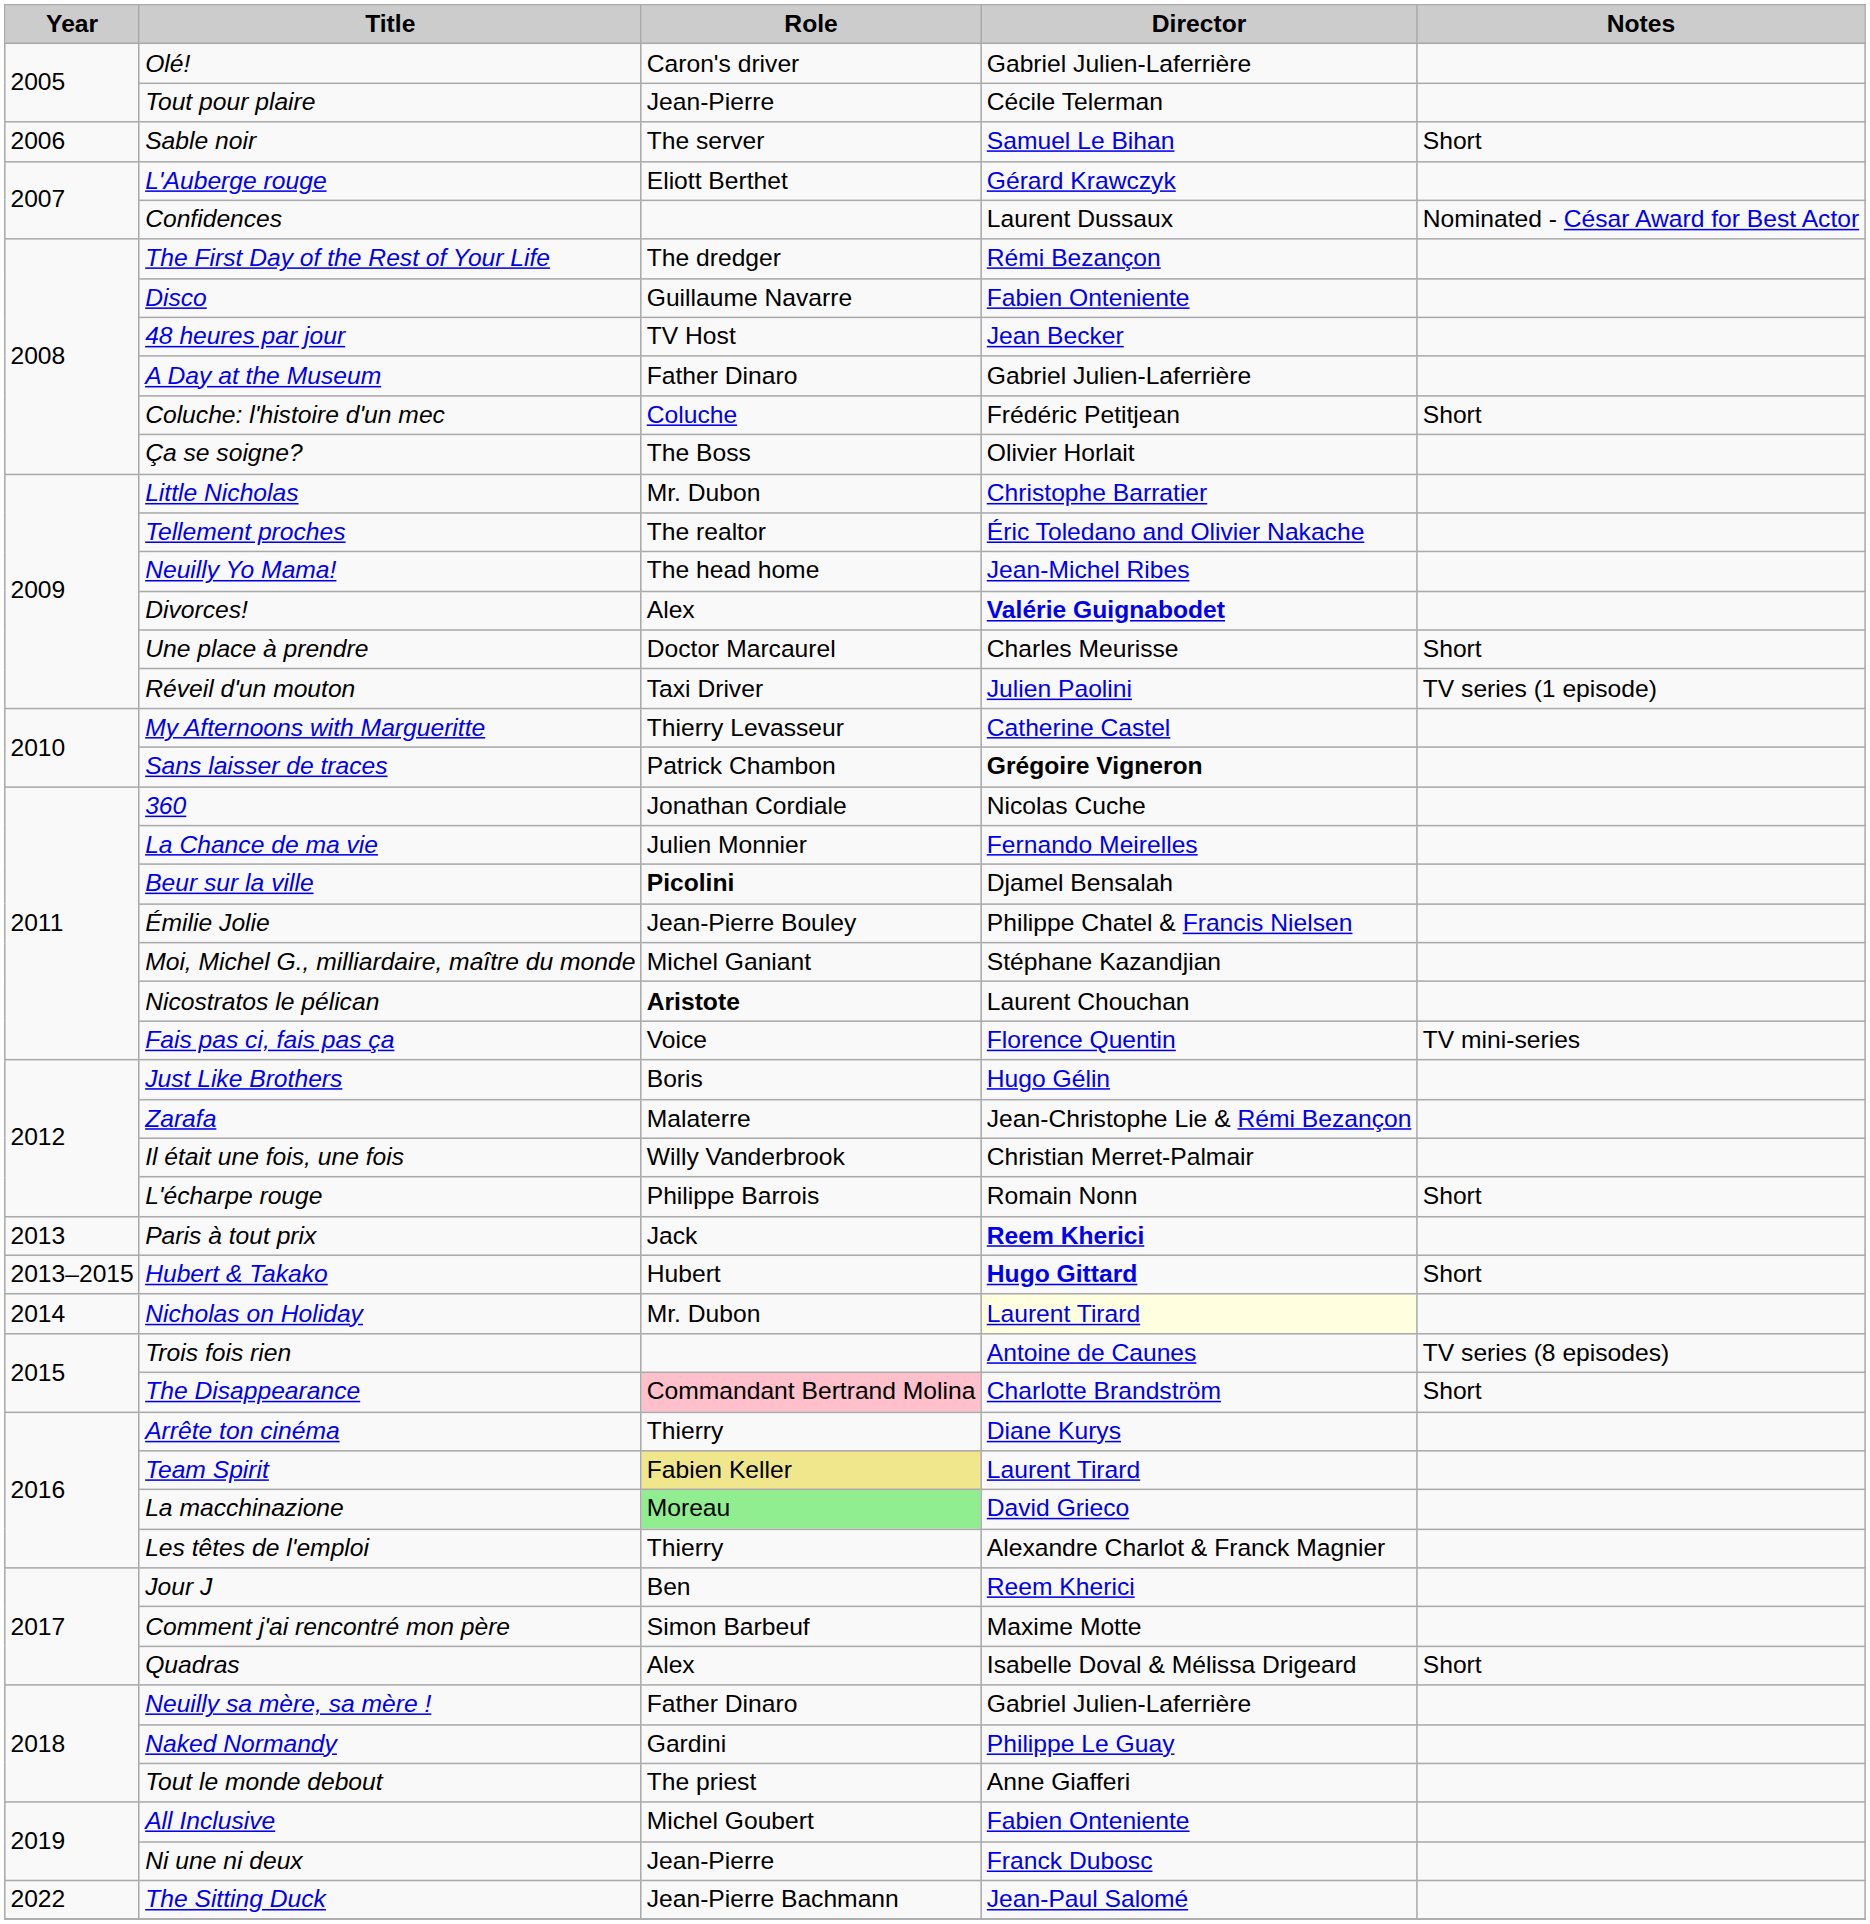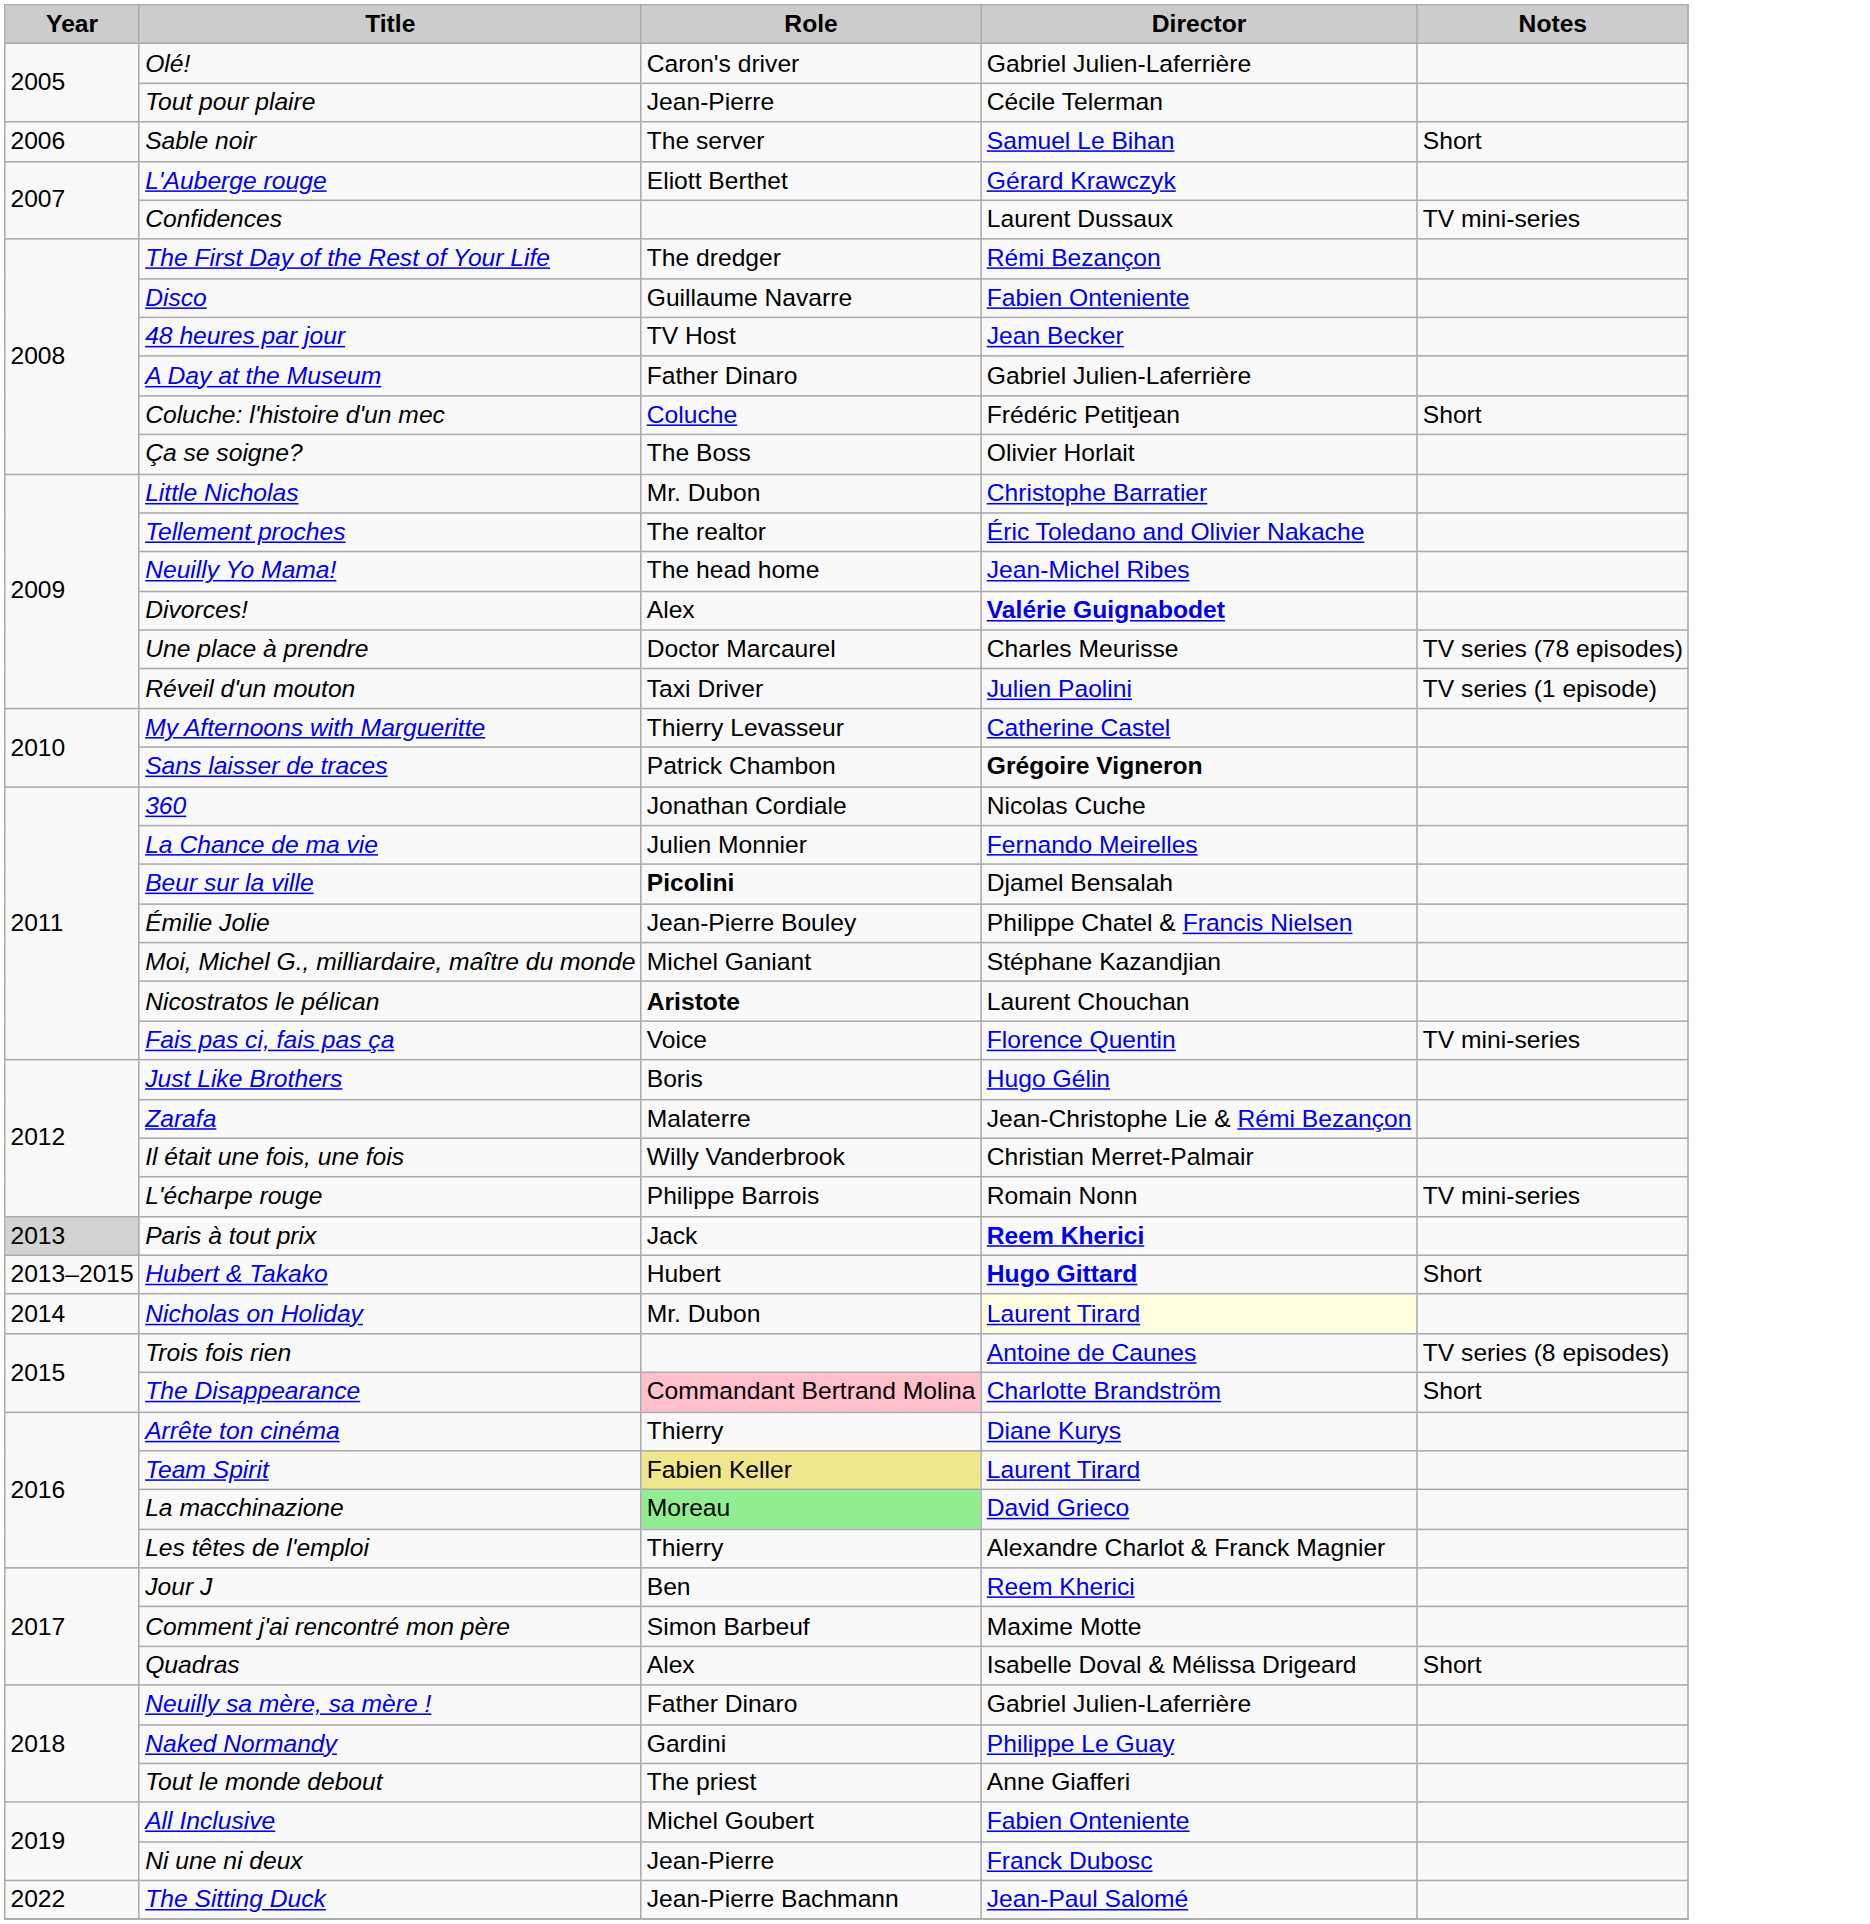(1641, 219) Nominated - César Award for Best Actor -> (1501, 219) TV mini-series
(1452, 649) Short -> (1553, 649) TV series (78 episodes)
(1452, 1196) Short -> (1501, 1196) TV mini-series
(38, 1235) no background -> (38, 1235) lightgrey background
